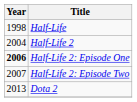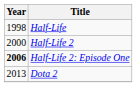(16, 43) 2004 -> (16, 43) 2000
- row: (80, 74)
